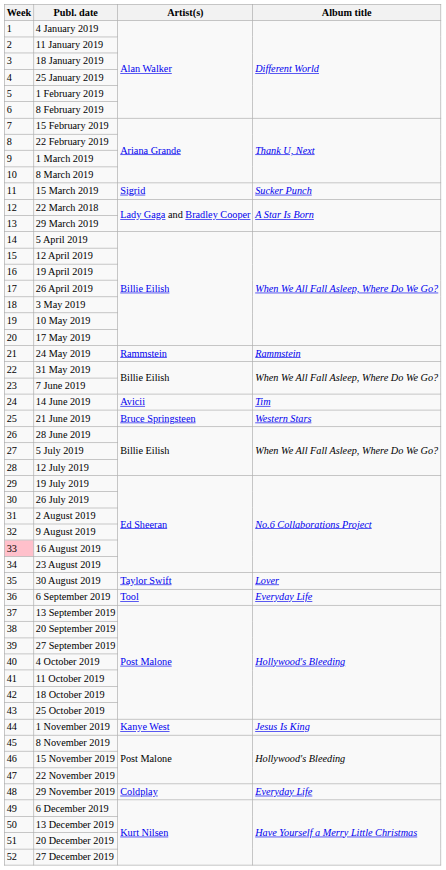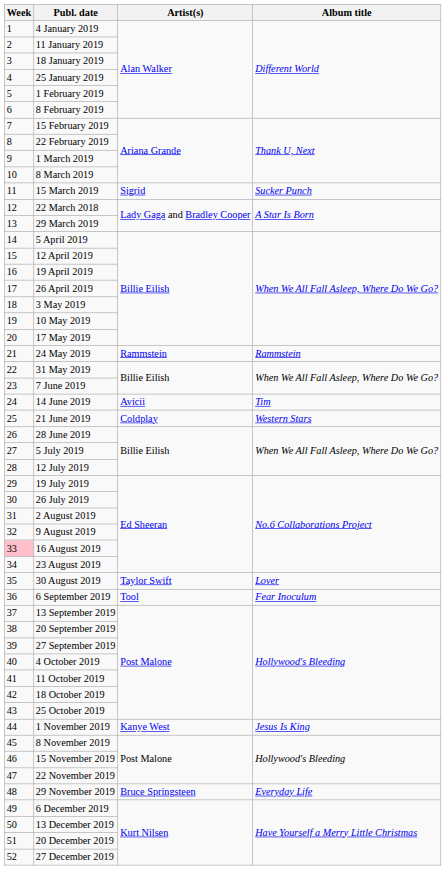(158, 418) Bruce Springsteen -> (139, 418) Coldplay
(284, 597) Everyday Life -> (286, 597) Fear Inoculum
(139, 792) Coldplay -> (158, 792) Bruce Springsteen
